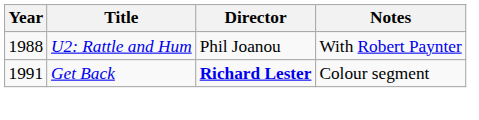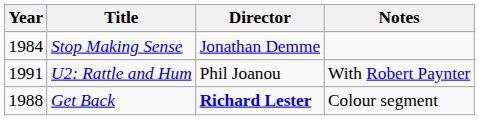+ row: (117, 45)
(26, 45) 1988 -> (26, 73) 1991
(26, 73) 1991 -> (26, 100) 1988
